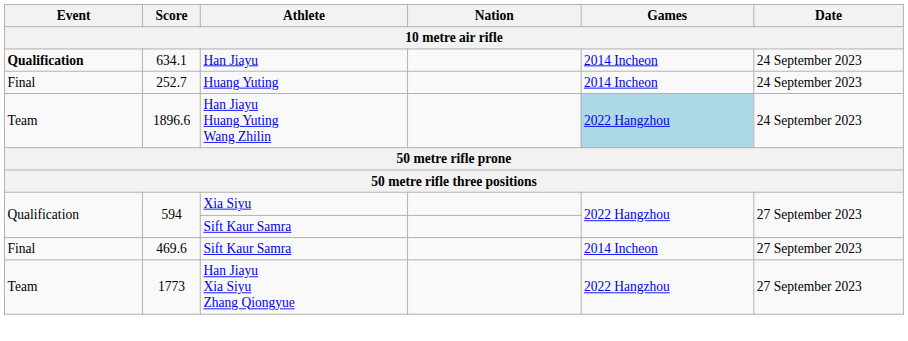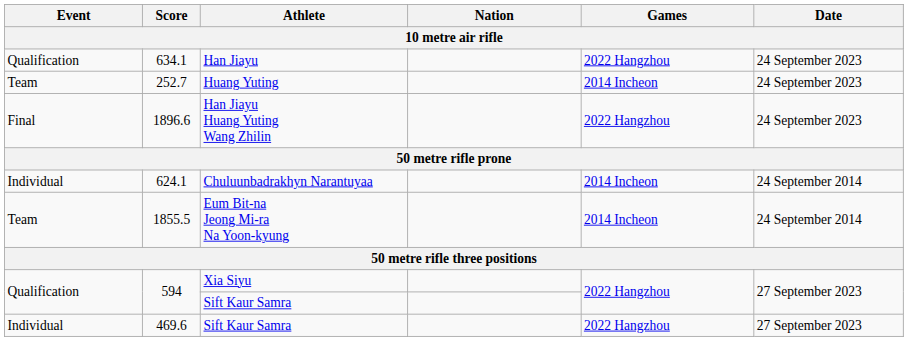(46, 60) bold -> (43, 60) normal
(621, 60) 2014 Incheon -> (627, 60) 2022 Hangzhou
(21, 82) Final -> (23, 82) Team
(23, 121) Team -> (21, 121) Final
(627, 121) lightblue background -> (627, 121) no background
+ row: (172, 181)
+ row: (172, 220)
(21, 248) Final -> (35, 325) Individual
(621, 248) 2014 Incheon -> (627, 325) 2022 Hangzhou
- row: (172, 286)
